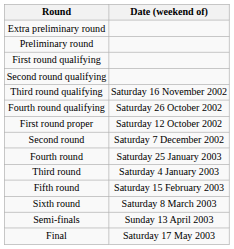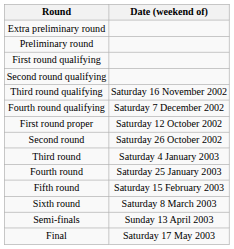(169, 108) Saturday 26 October 2002 -> (169, 108) Saturday 7 December 2002
(169, 140) Saturday 7 December 2002 -> (169, 140) Saturday 26 October 2002
rows swapped: (56, 172) <-> (56, 156)
